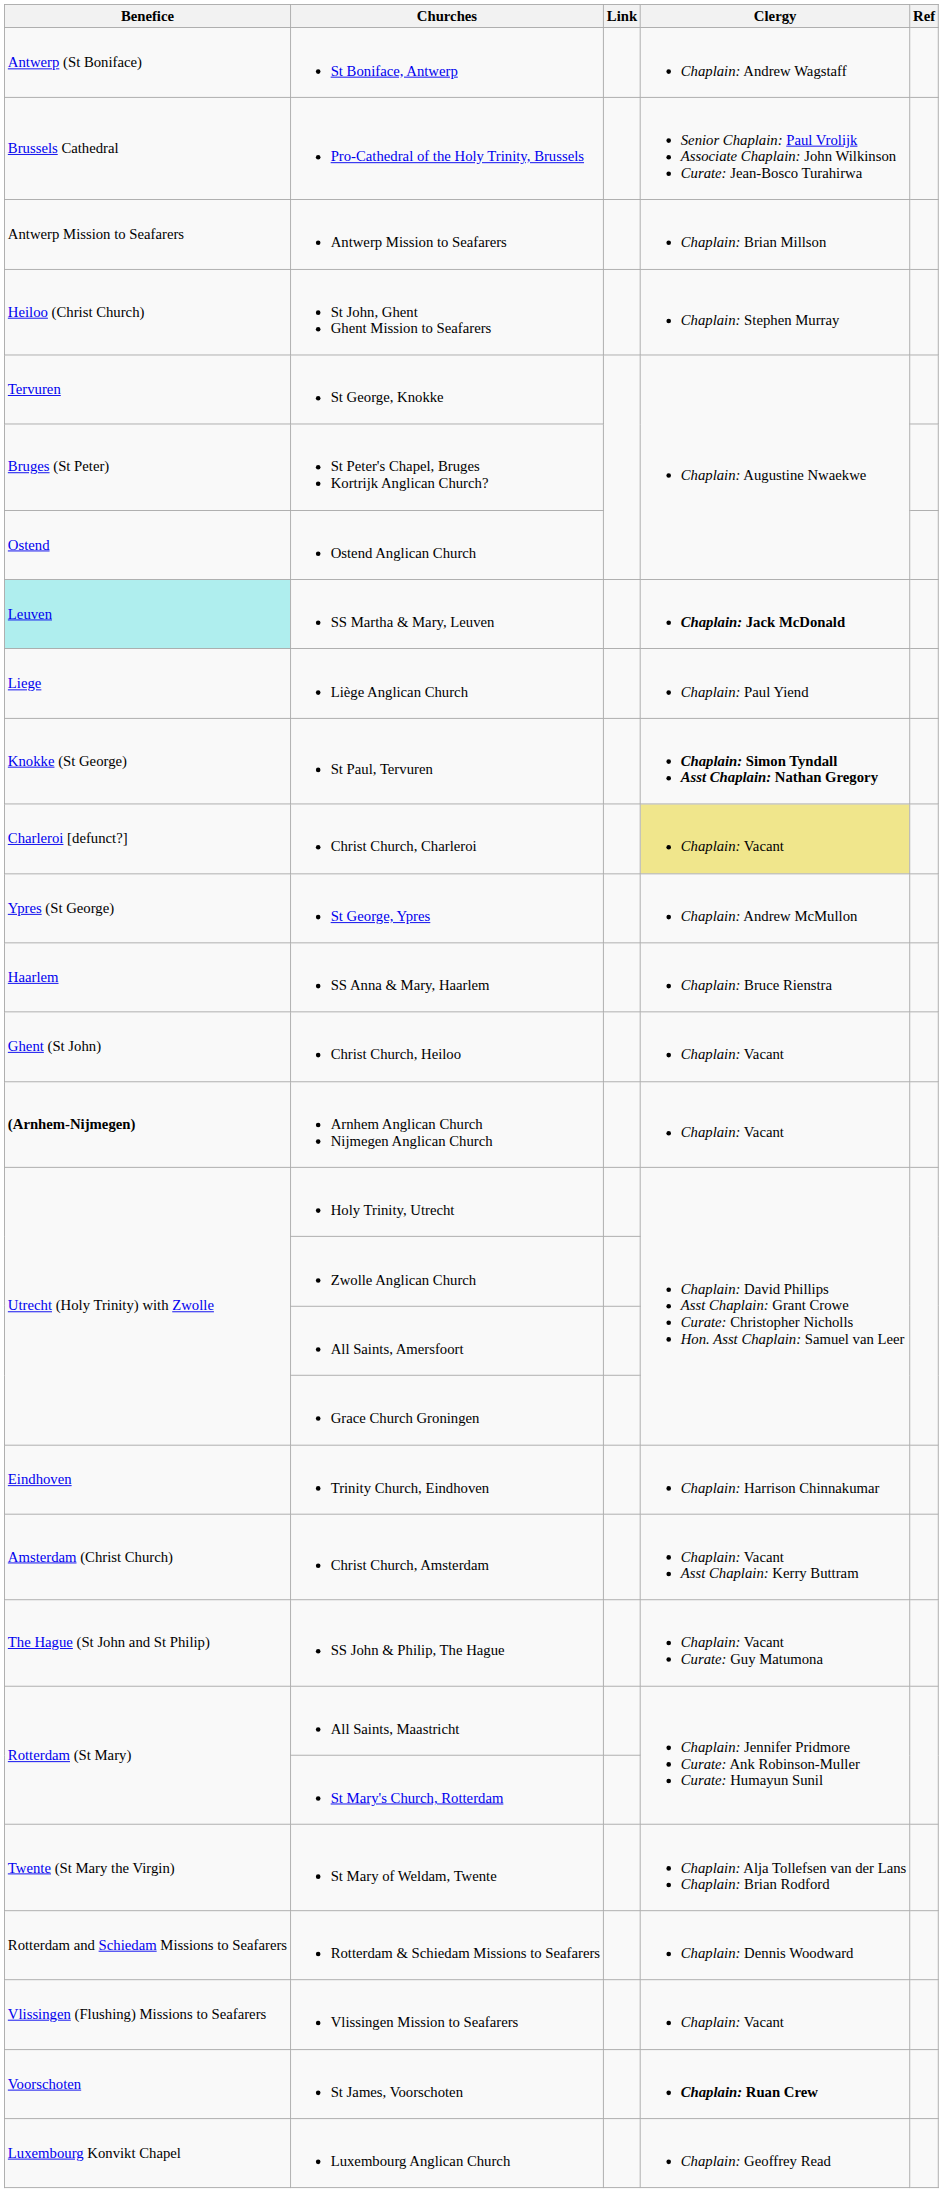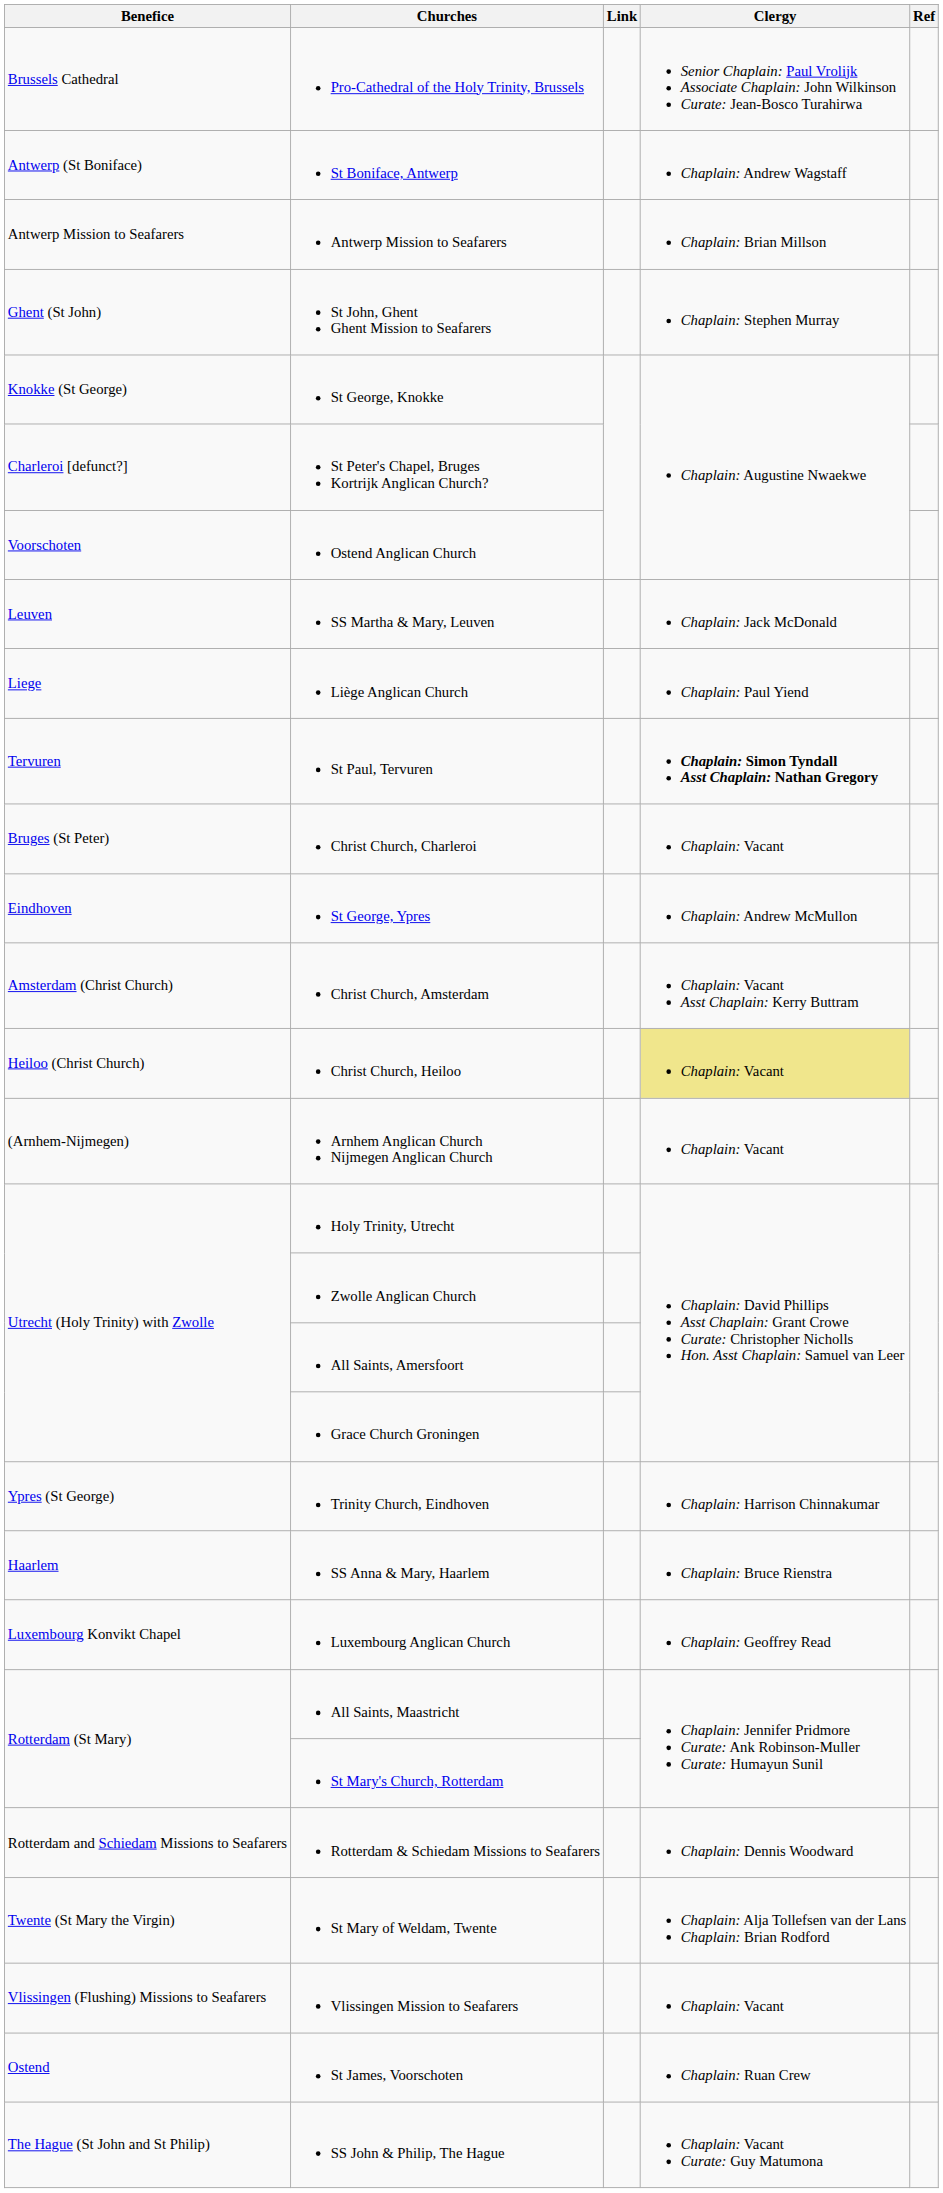rows swapped: (447, 157) <-> (447, 71)
(76, 311) Heiloo (Christ Church) -> (54, 311) Ghent (St John)
(34, 389) Tervuren -> (67, 389) Knokke (St George)
(59, 467) Bruges (St Peter) -> (68, 467) Charleroi [defunct?]
(29, 544) Ostend -> (45, 544) Voorschoten
(30, 614) paleturquoise background -> (30, 614) no background
(775, 622) bold -> (775, 622) normal
(67, 761) Knokke (St George) -> (34, 761) Tervuren
(68, 838) Charleroi [defunct?] -> (59, 838) Bruges (St Peter)
(775, 847) khaki background -> (775, 847) no background
(61, 908) Ypres (St George) -> (40, 908) Eindhoven
rows swapped: (447, 1565) <-> (447, 986)
(54, 1046) Ghent (St John) -> (76, 1063) Heiloo (Christ Church)
(775, 1055) no background -> (775, 1072) khaki background
(72, 1124) bold -> (68, 1140) normal
(40, 1479) Eindhoven -> (61, 1495) Ypres (St George)
rows swapped: (447, 1651) <-> (447, 2161)
rows swapped: (447, 1953) <-> (447, 1876)
(45, 2083) Voorschoten -> (29, 2067) Ostend
(775, 2092) bold -> (775, 2076) normal
